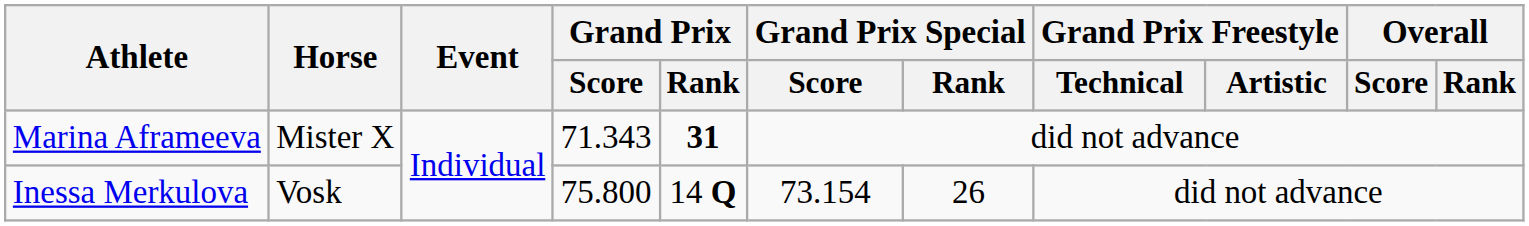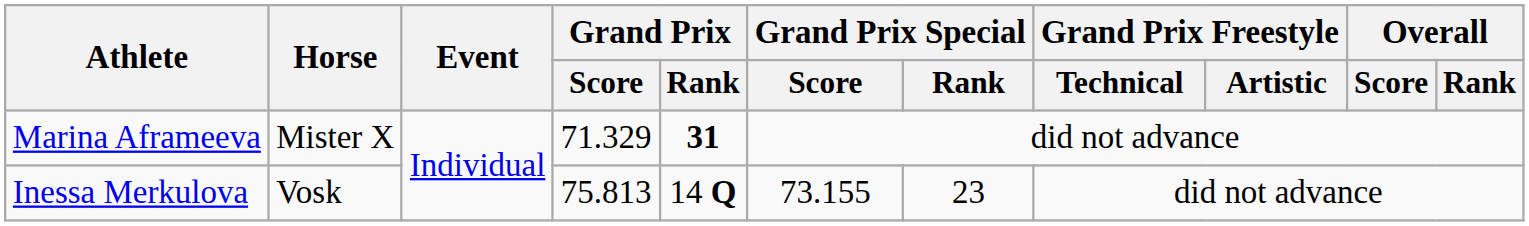(606, 137) 71.343 -> (606, 137) 71.329
(606, 192) 75.800 -> (606, 192) 75.813
(825, 192) 73.154 -> (825, 192) 73.155
(969, 192) 26 -> (969, 192) 23
